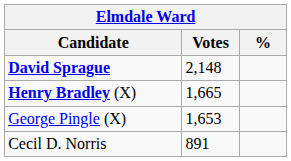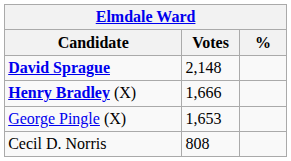(204, 93) 1,665 -> (204, 93) 1,666
(198, 144) 891 -> (198, 144) 808
